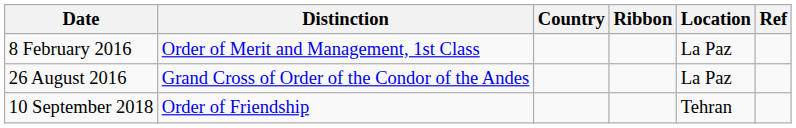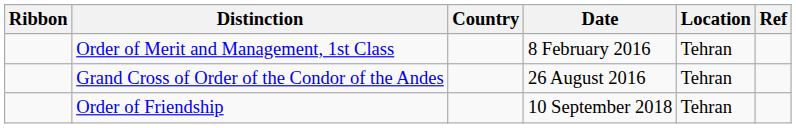columns swapped: (643, 19) <-> (81, 19)
(706, 48) La Paz -> (706, 48) Tehran
(706, 78) La Paz -> (706, 78) Tehran
